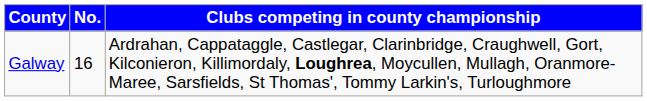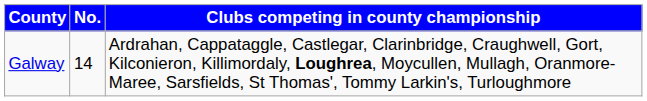(83, 63) 16 -> (83, 63) 14
